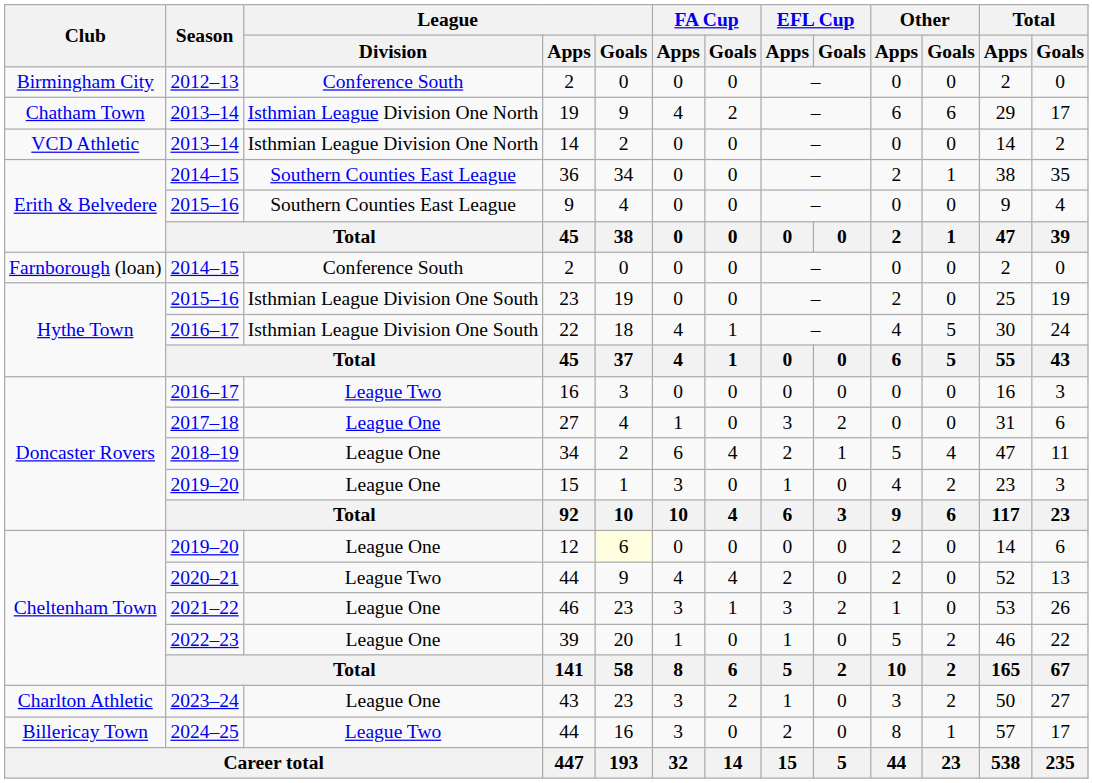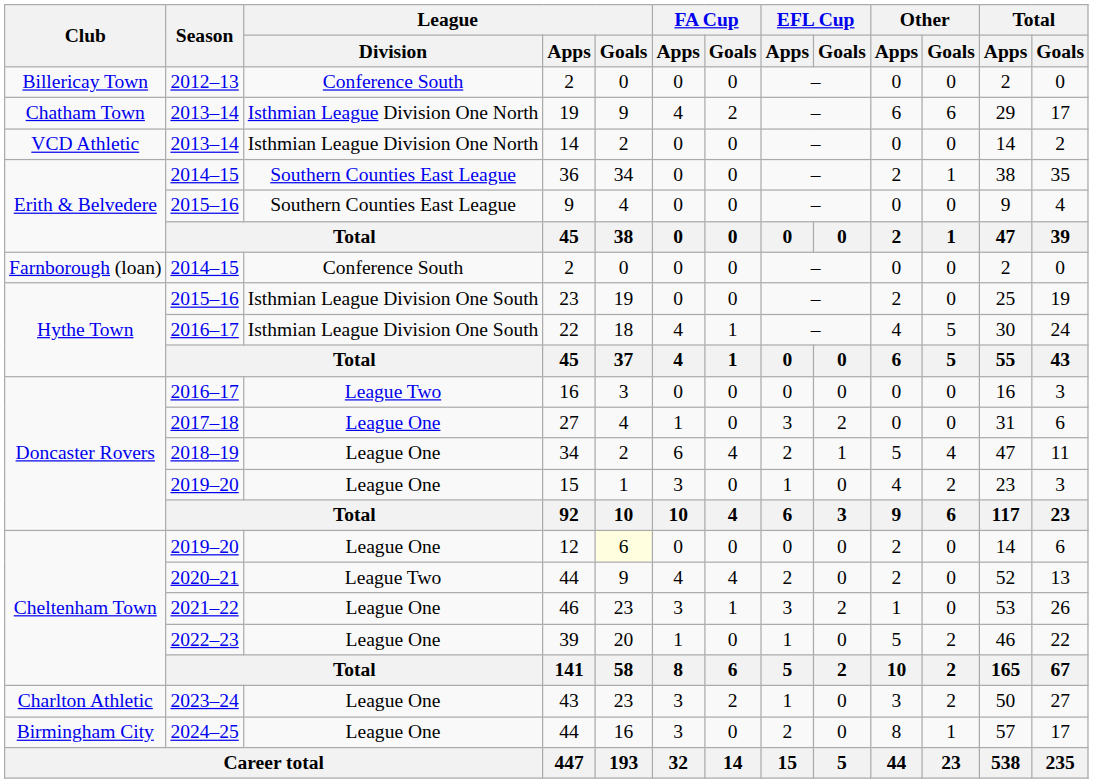(85, 81) Birmingham City -> (85, 81) Billericay Town
(85, 732) Billericay Town -> (85, 732) Birmingham City
(393, 732) League Two -> (393, 732) League One
